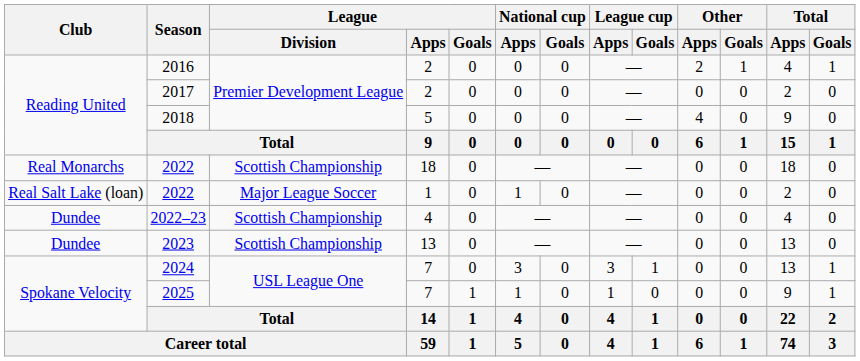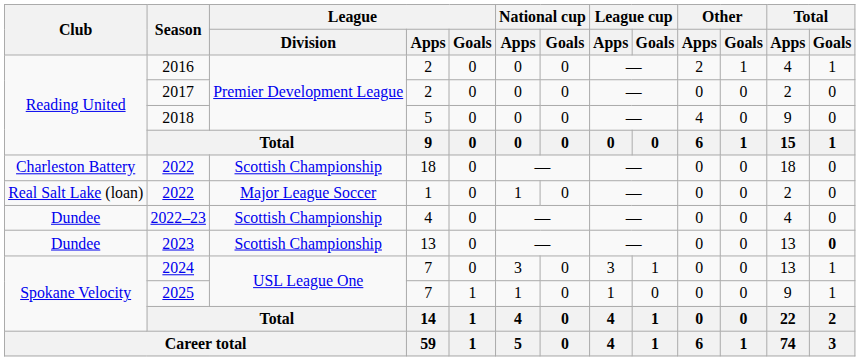(76, 167) Real Monarchs -> (76, 167) Charleston Battery
(832, 243) normal -> (832, 243) bold
